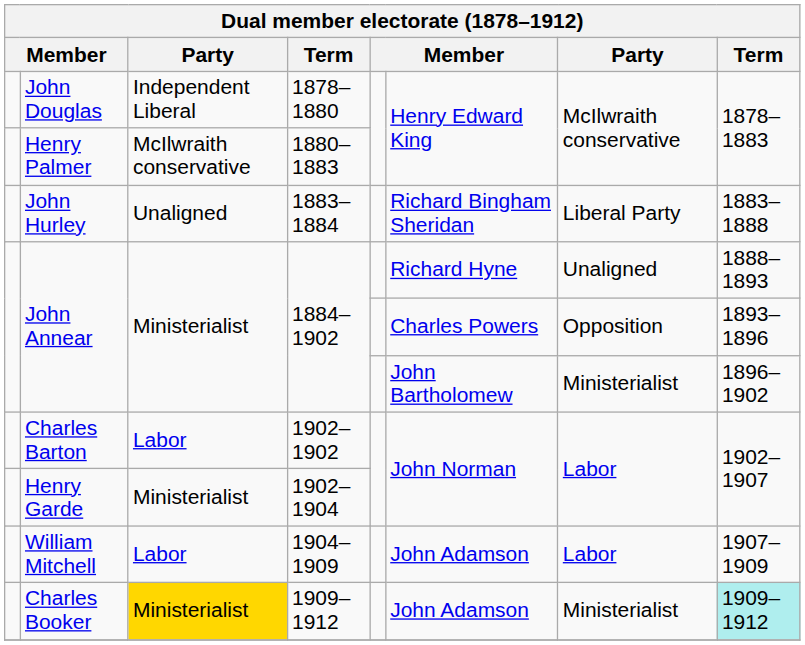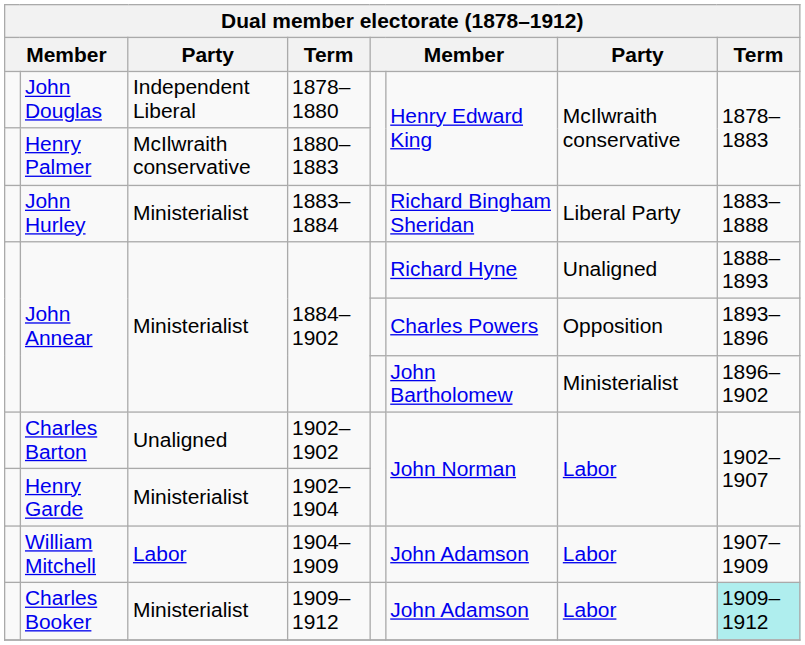(180, 213) Unaligned -> (191, 213) Ministerialist
(160, 440) Labor -> (180, 440) Unaligned
(191, 610) gold background -> (191, 610) no background
(620, 610) Ministerialist -> (590, 610) Labor
